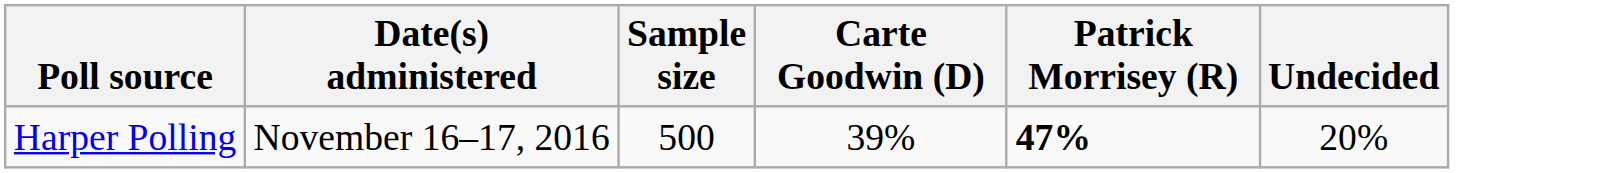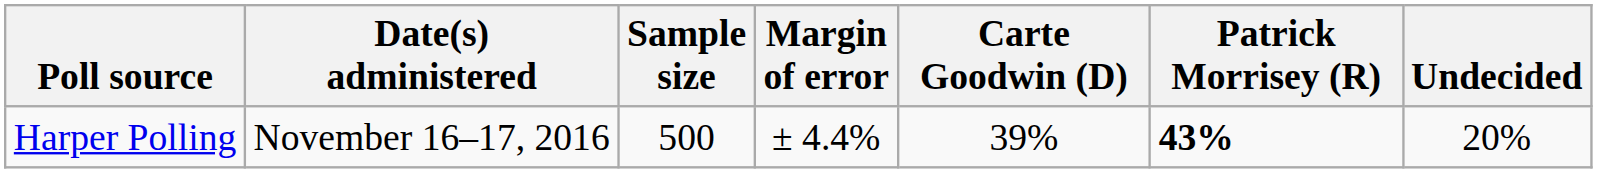+ column: (826, 55)
(1053, 136) 47% -> (1196, 136) 43%
